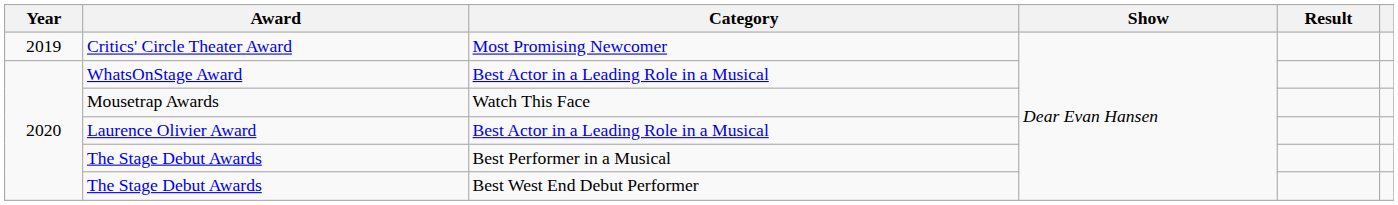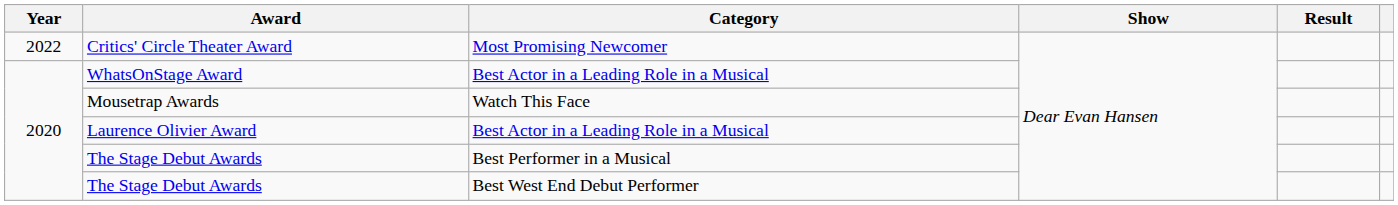(44, 46) 2019 -> (44, 46) 2022
